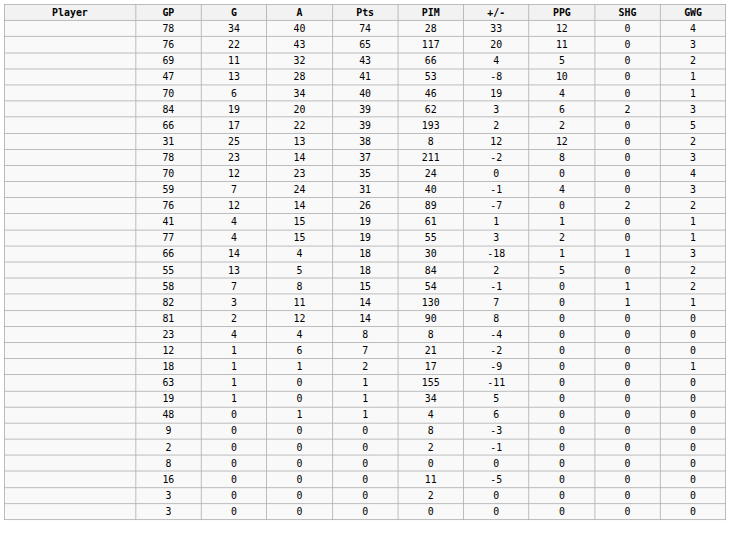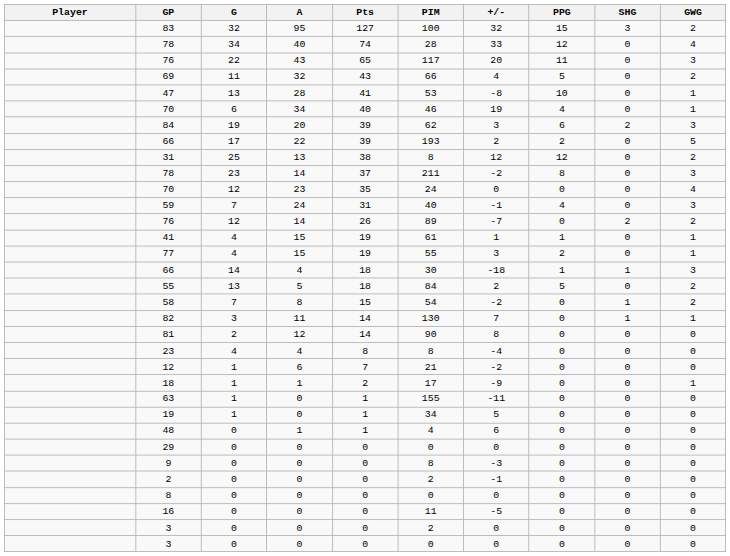+ row: (168, 29)
(496, 286) -1 -> (496, 302) -2
+ row: (168, 447)
